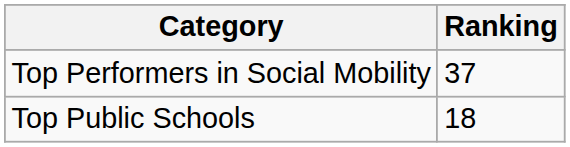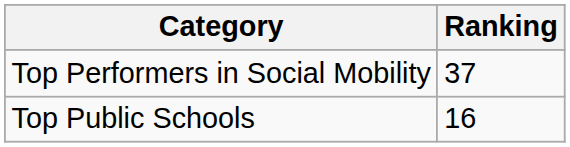(460, 118) 18 -> (460, 118) 16
